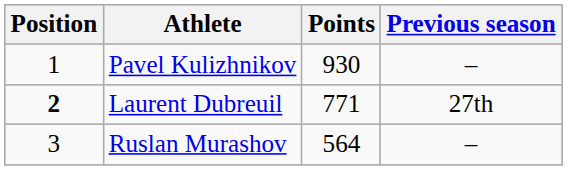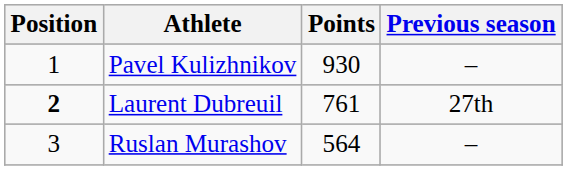(341, 104) 771 -> (341, 104) 761
